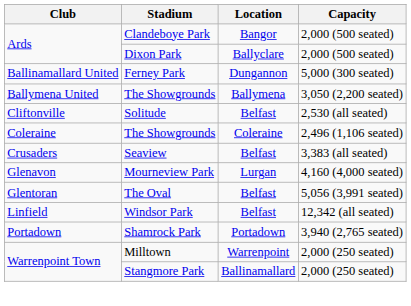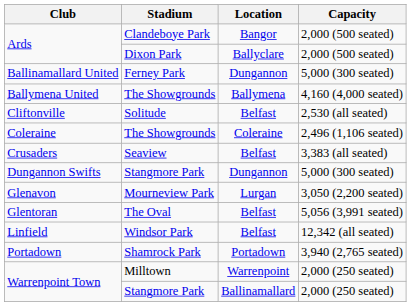(352, 93) 3,050 (2,200 seated) -> (352, 93) 4,160 (4,000 seated)
+ row: (54, 172)
(352, 172) 4,160 (4,000 seated) -> (352, 192) 3,050 (2,200 seated)
